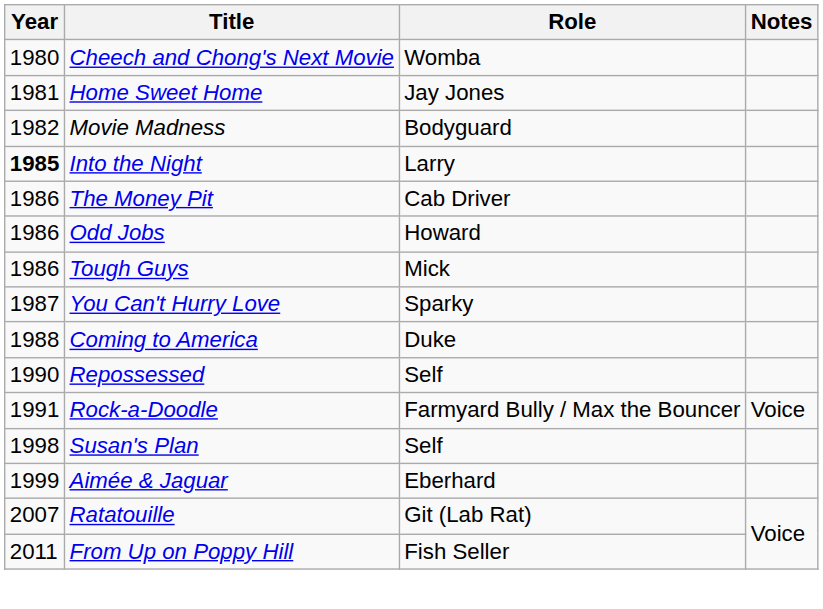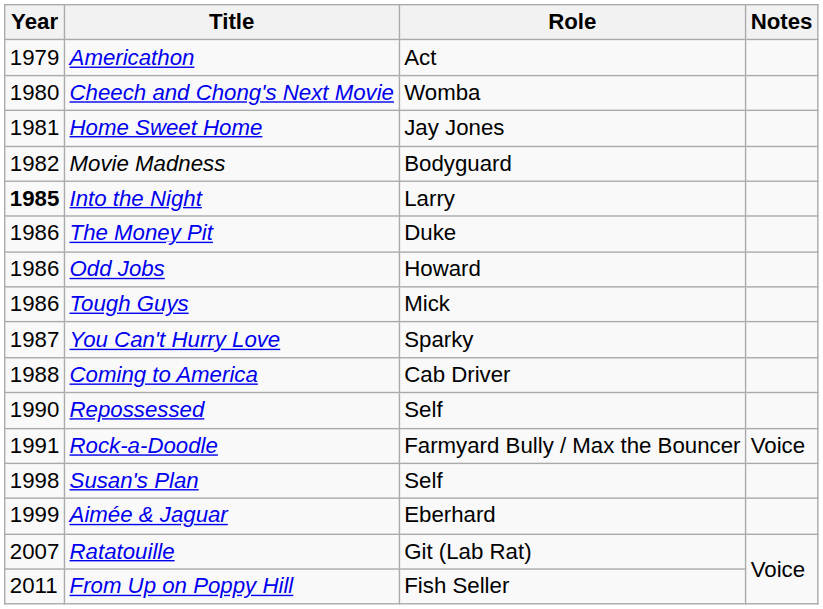+ row: (132, 57)
(457, 198) Cab Driver -> (430, 233) Duke
(430, 339) Duke -> (457, 374) Cab Driver
